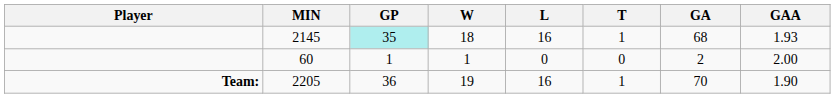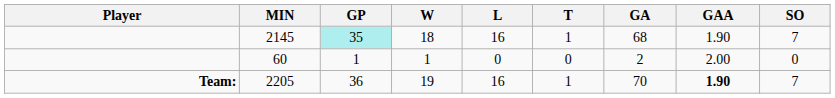+ column: (795, 15)
(785, 37) 1.93 -> (718, 37) 1.90
(785, 81) normal -> (718, 81) bold
